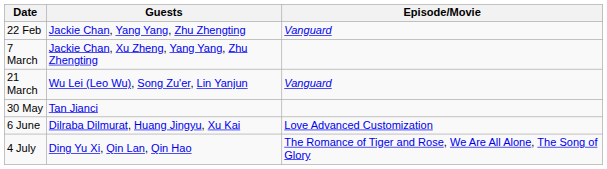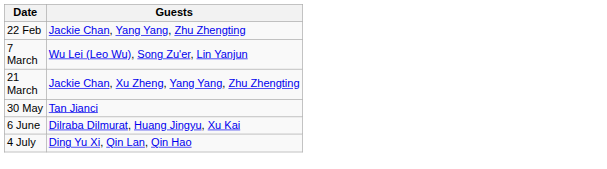- column: (442, 13)
(148, 54) Jackie Chan, Xu Zheng, Yang Yang, Zhu Zhengting -> (148, 54) Wu Lei (Leo Wu), Song Zu'er, Lin Yanjun
(148, 84) Wu Lei (Leo Wu), Song Zu'er, Lin Yanjun -> (174, 84) Jackie Chan, Xu Zheng, Yang Yang, Zhu Zhengting
